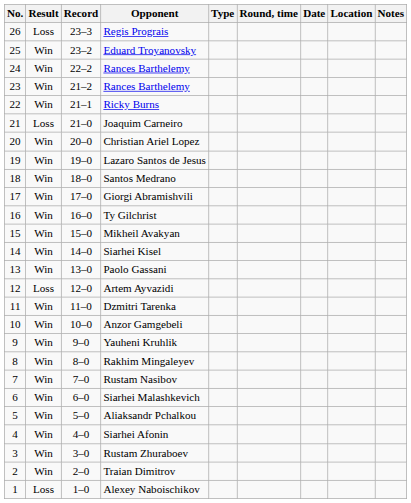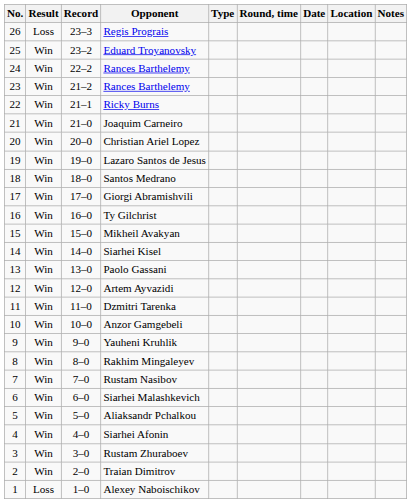(44, 123) Loss -> (44, 123) Win
(44, 288) Loss -> (44, 288) Win
